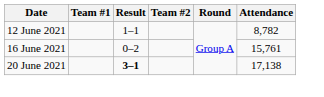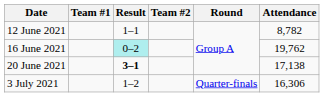(131, 48) no background -> (131, 48) paleturquoise background
(266, 48) 15,761 -> (289, 48) 19,762
+ row: (33, 83)
